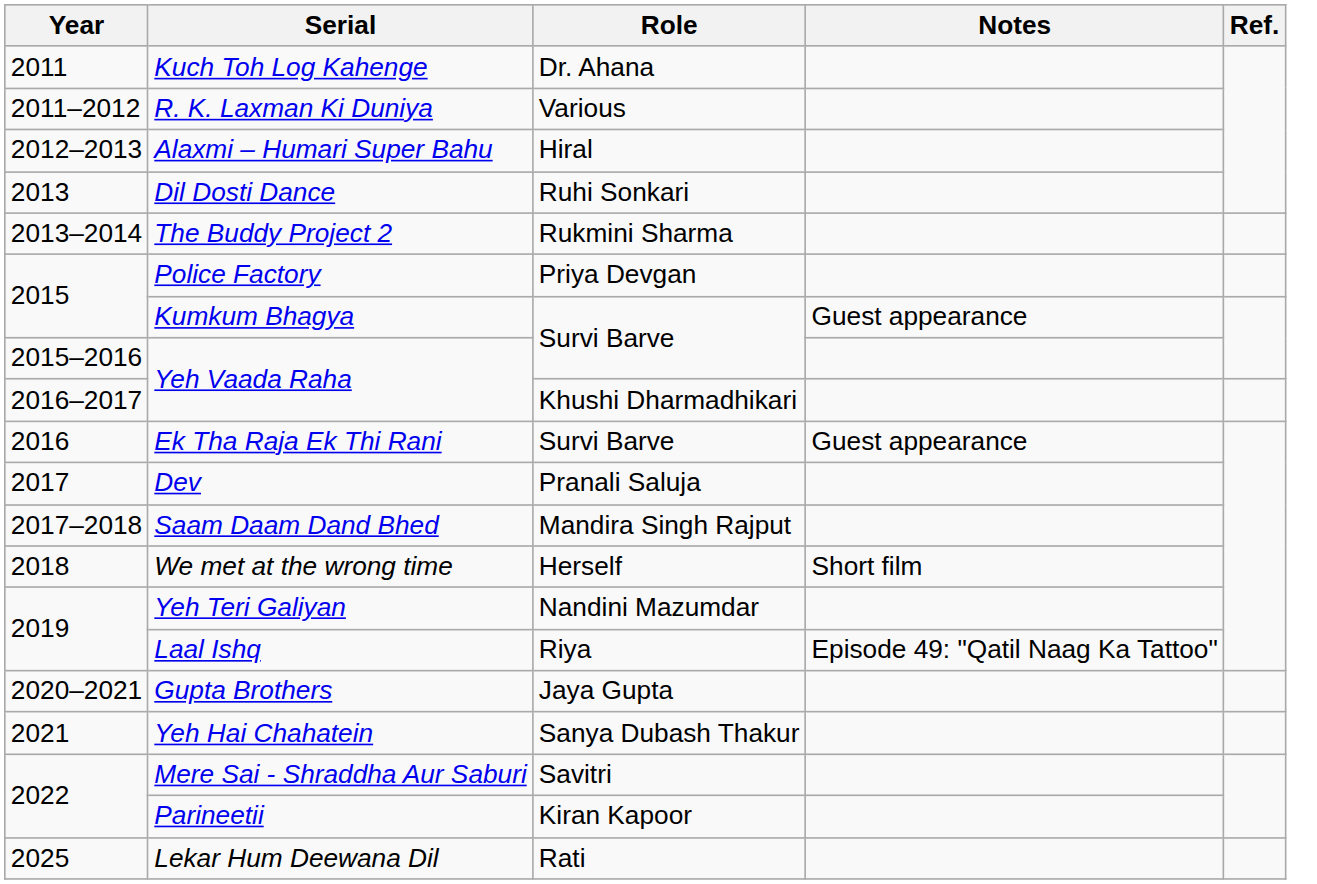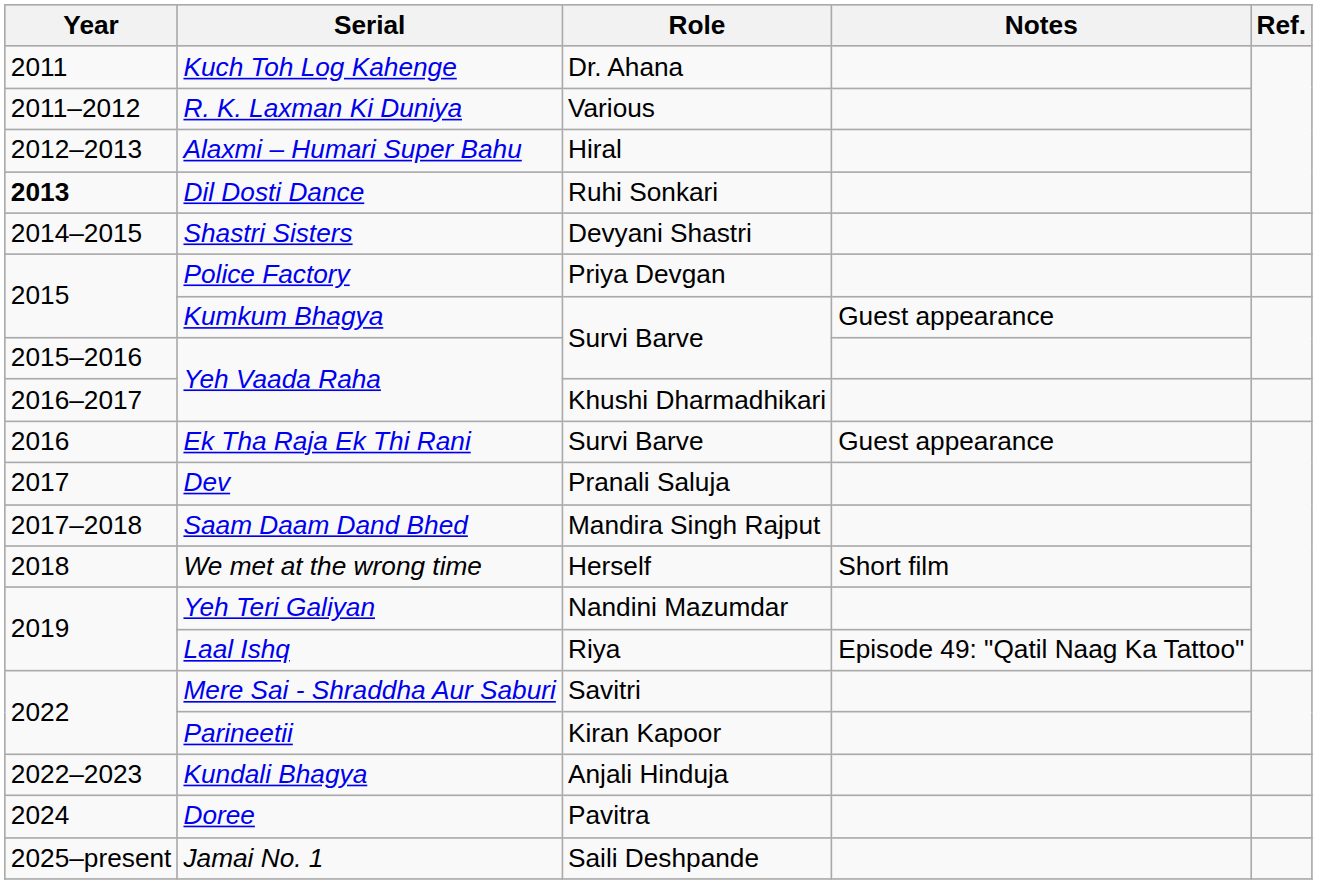(40, 191) normal -> (40, 191) bold
- row: (273, 233)
+ row: (268, 233)
- row: (243, 691)
- row: (264, 732)
+ row: (275, 774)
+ row: (219, 815)
- row: (297, 857)
+ row: (253, 857)
